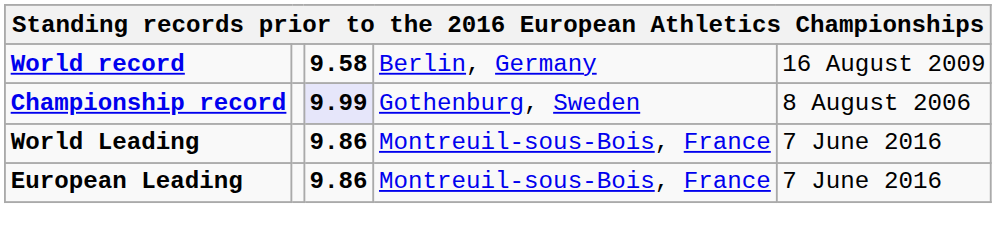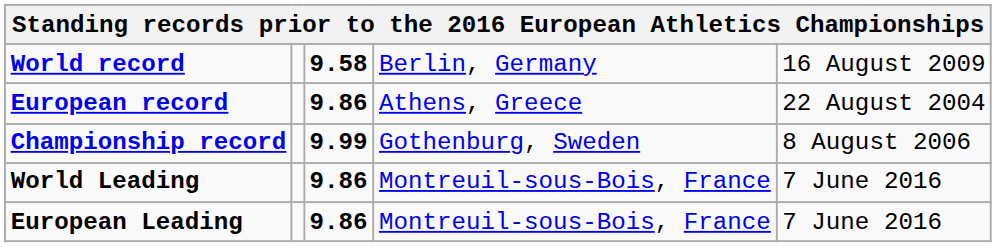+ row: (120, 103)
(338, 103) lavender background -> (338, 143) no background
